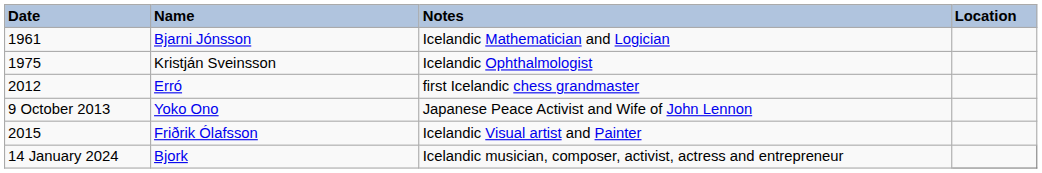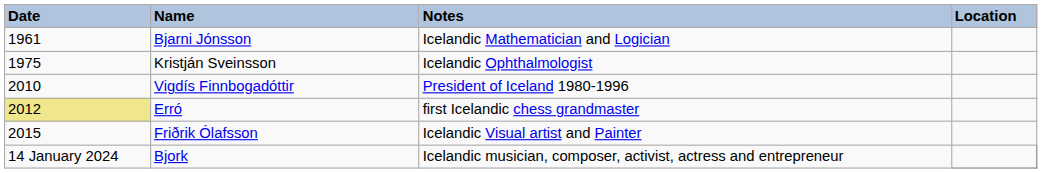+ row: (224, 86)
(25, 86) no background -> (25, 109) khaki background
- row: (186, 109)
